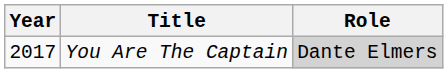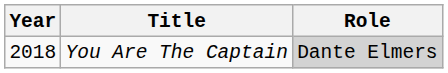(33, 52) 2017 -> (33, 52) 2018
